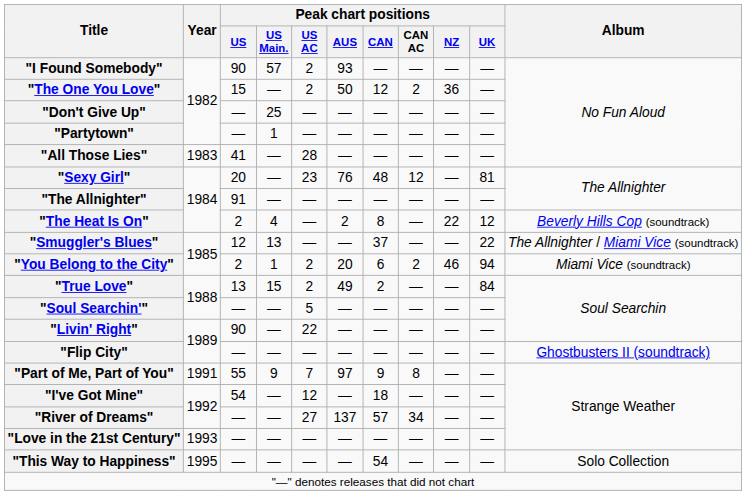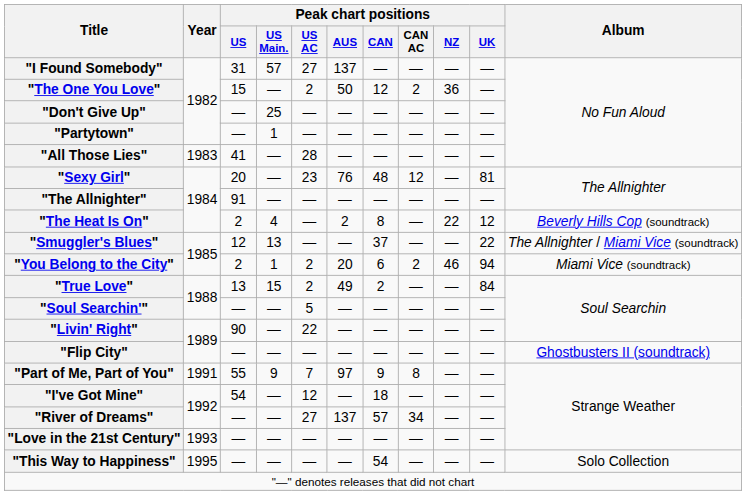(238, 68) 90 -> (238, 68) 31
(309, 68) 2 -> (309, 68) 27
(345, 68) 93 -> (345, 68) 137
